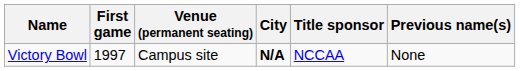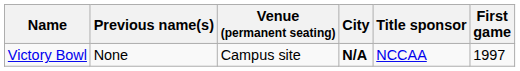columns swapped: (113, 24) <-> (451, 24)
